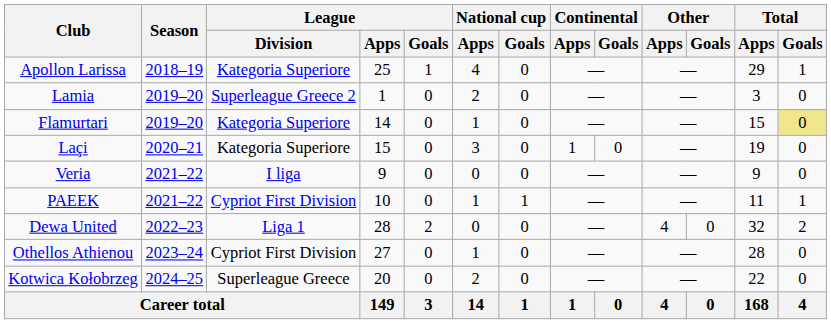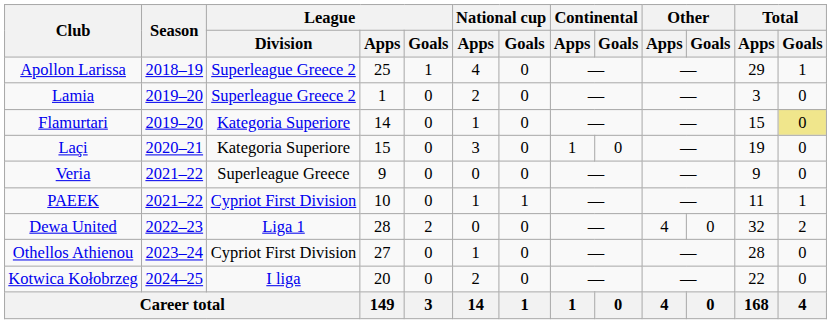(283, 69) Kategoria Superiore -> (283, 69) Superleague Greece 2
(283, 174) I liga -> (283, 174) Superleague Greece
(283, 278) Superleague Greece -> (283, 278) I liga
